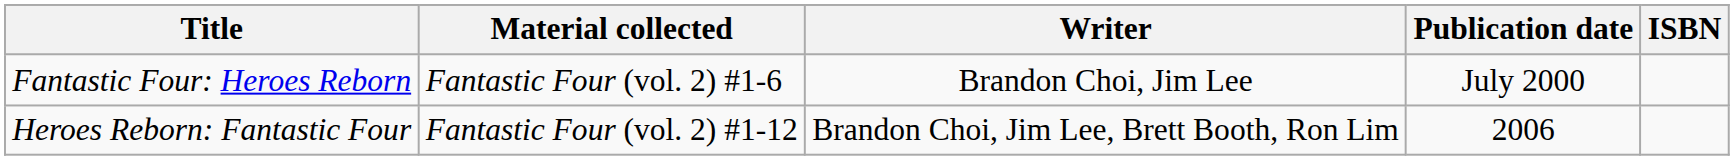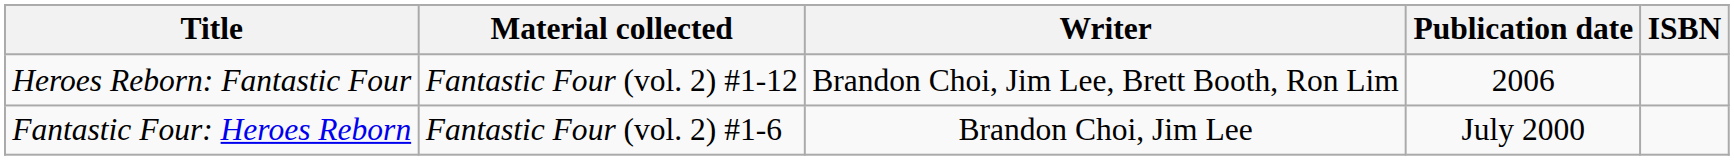rows swapped: (212, 79) <-> (212, 129)
